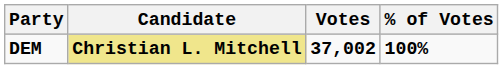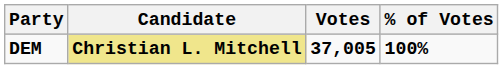(343, 49) 37,002 -> (343, 49) 37,005
